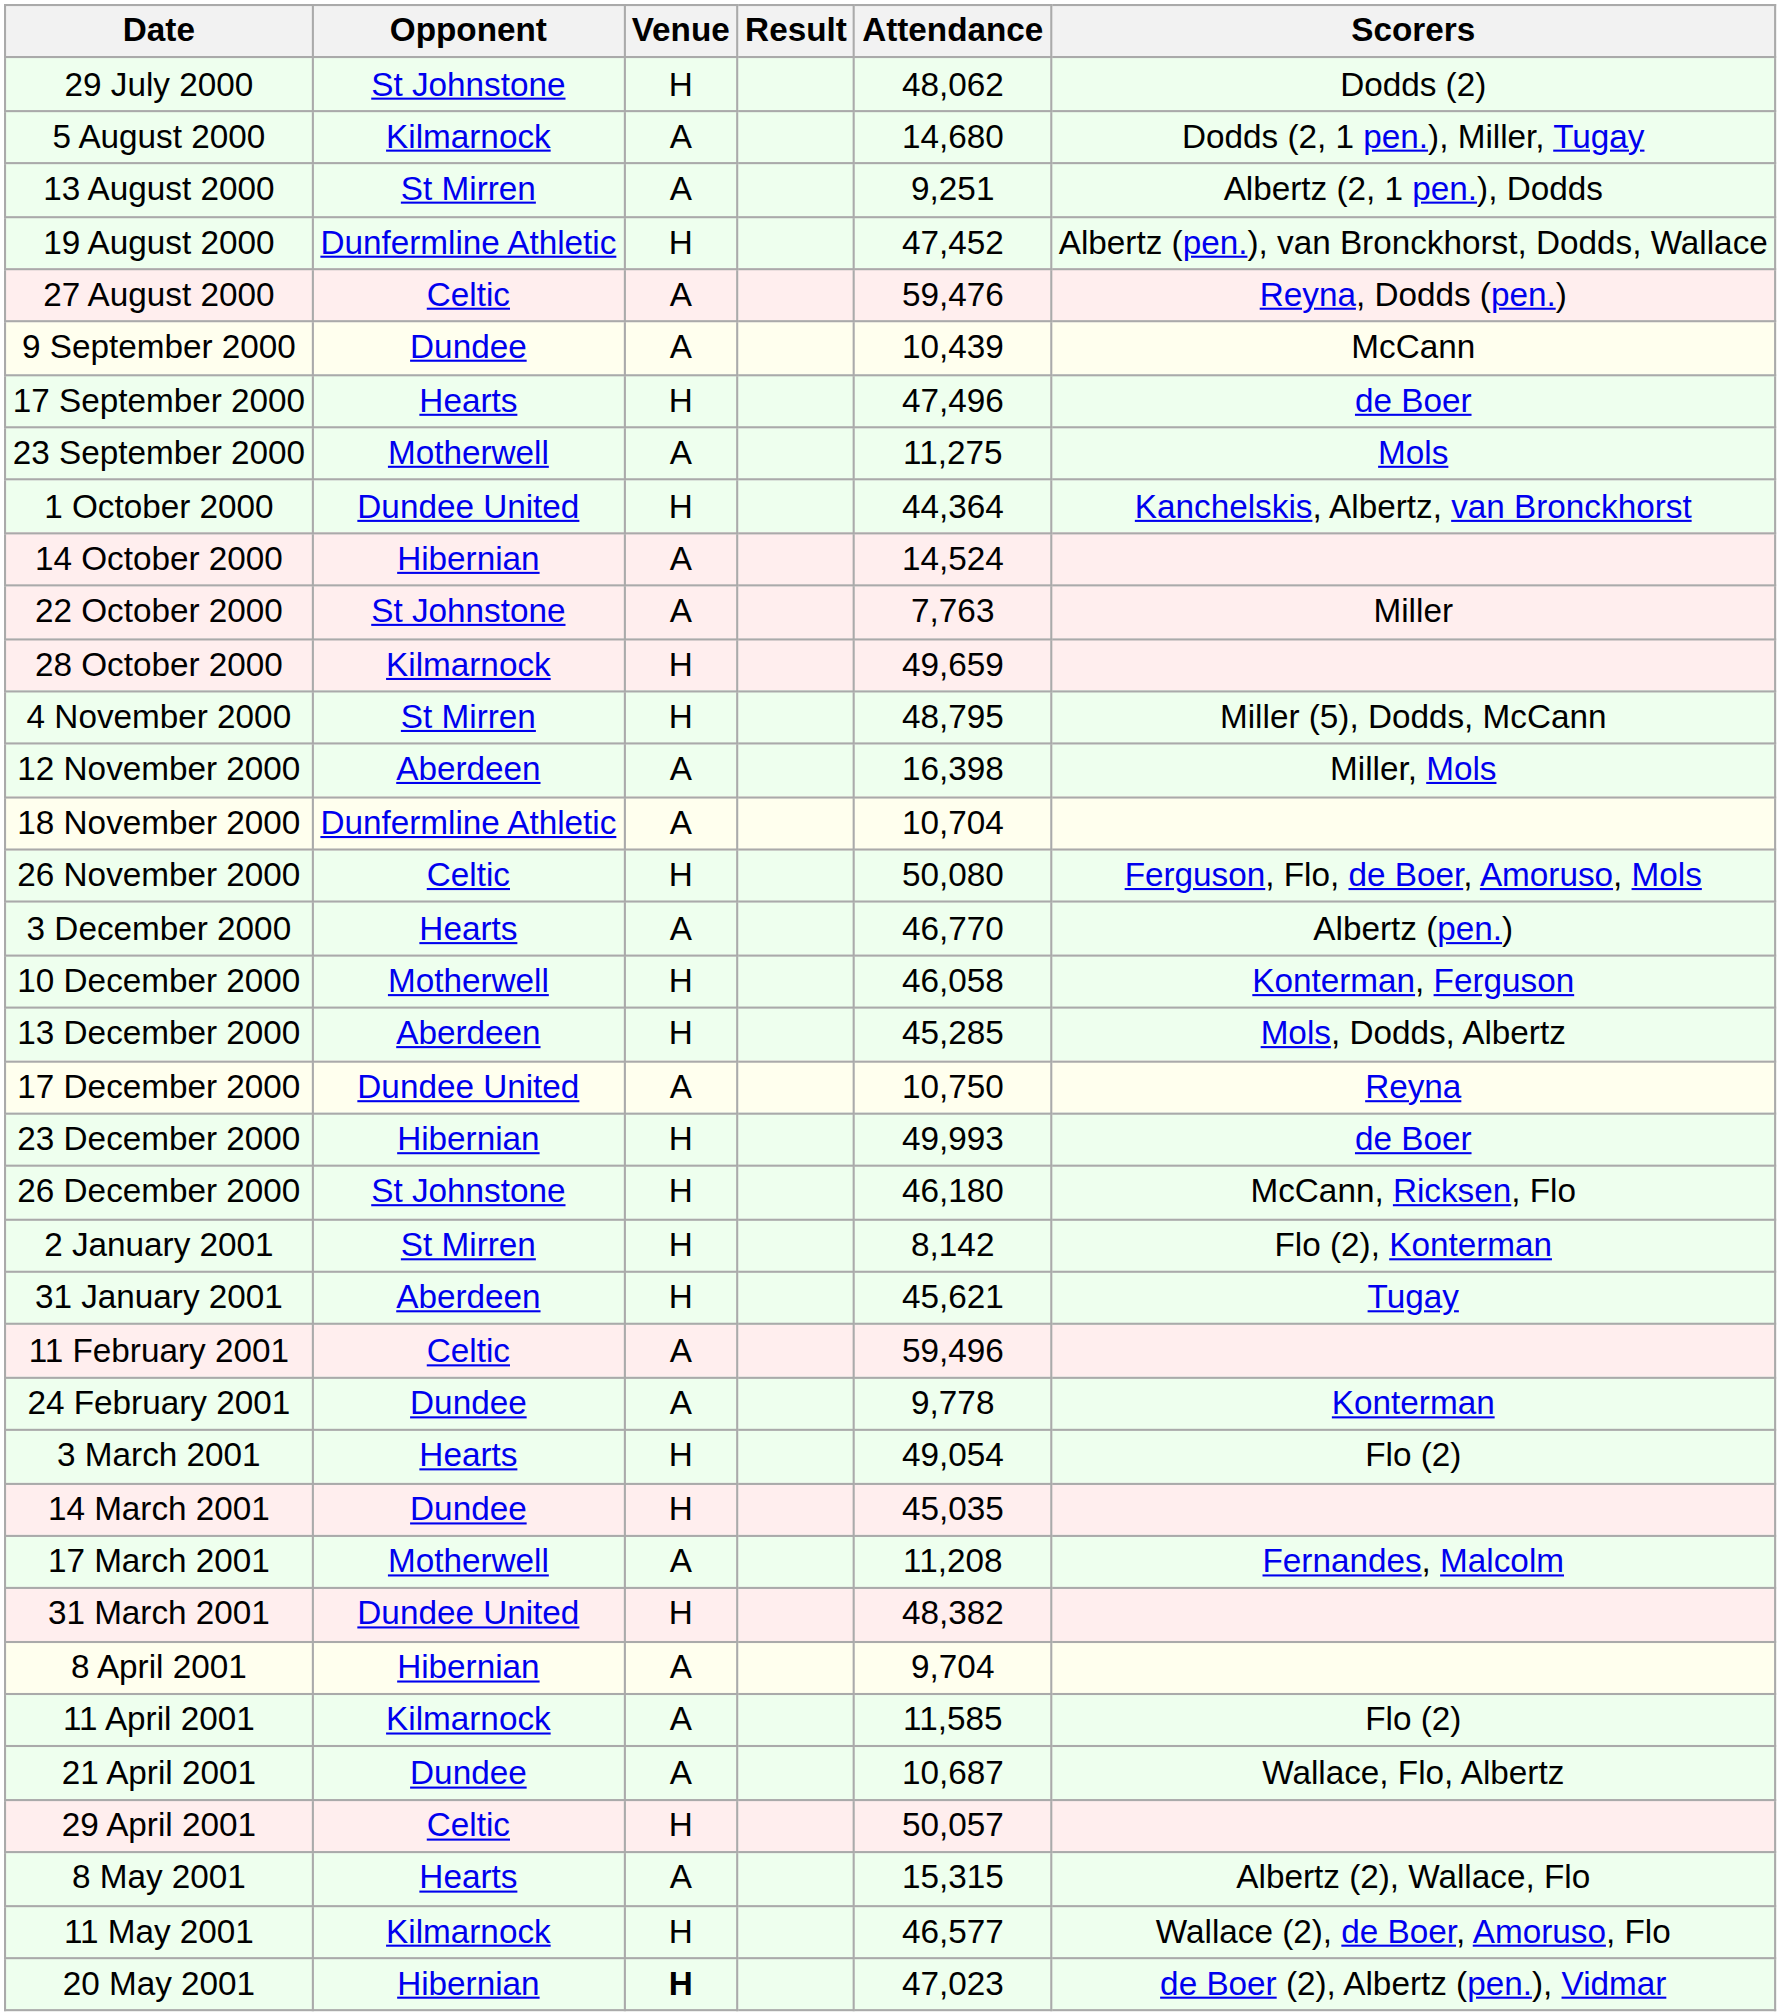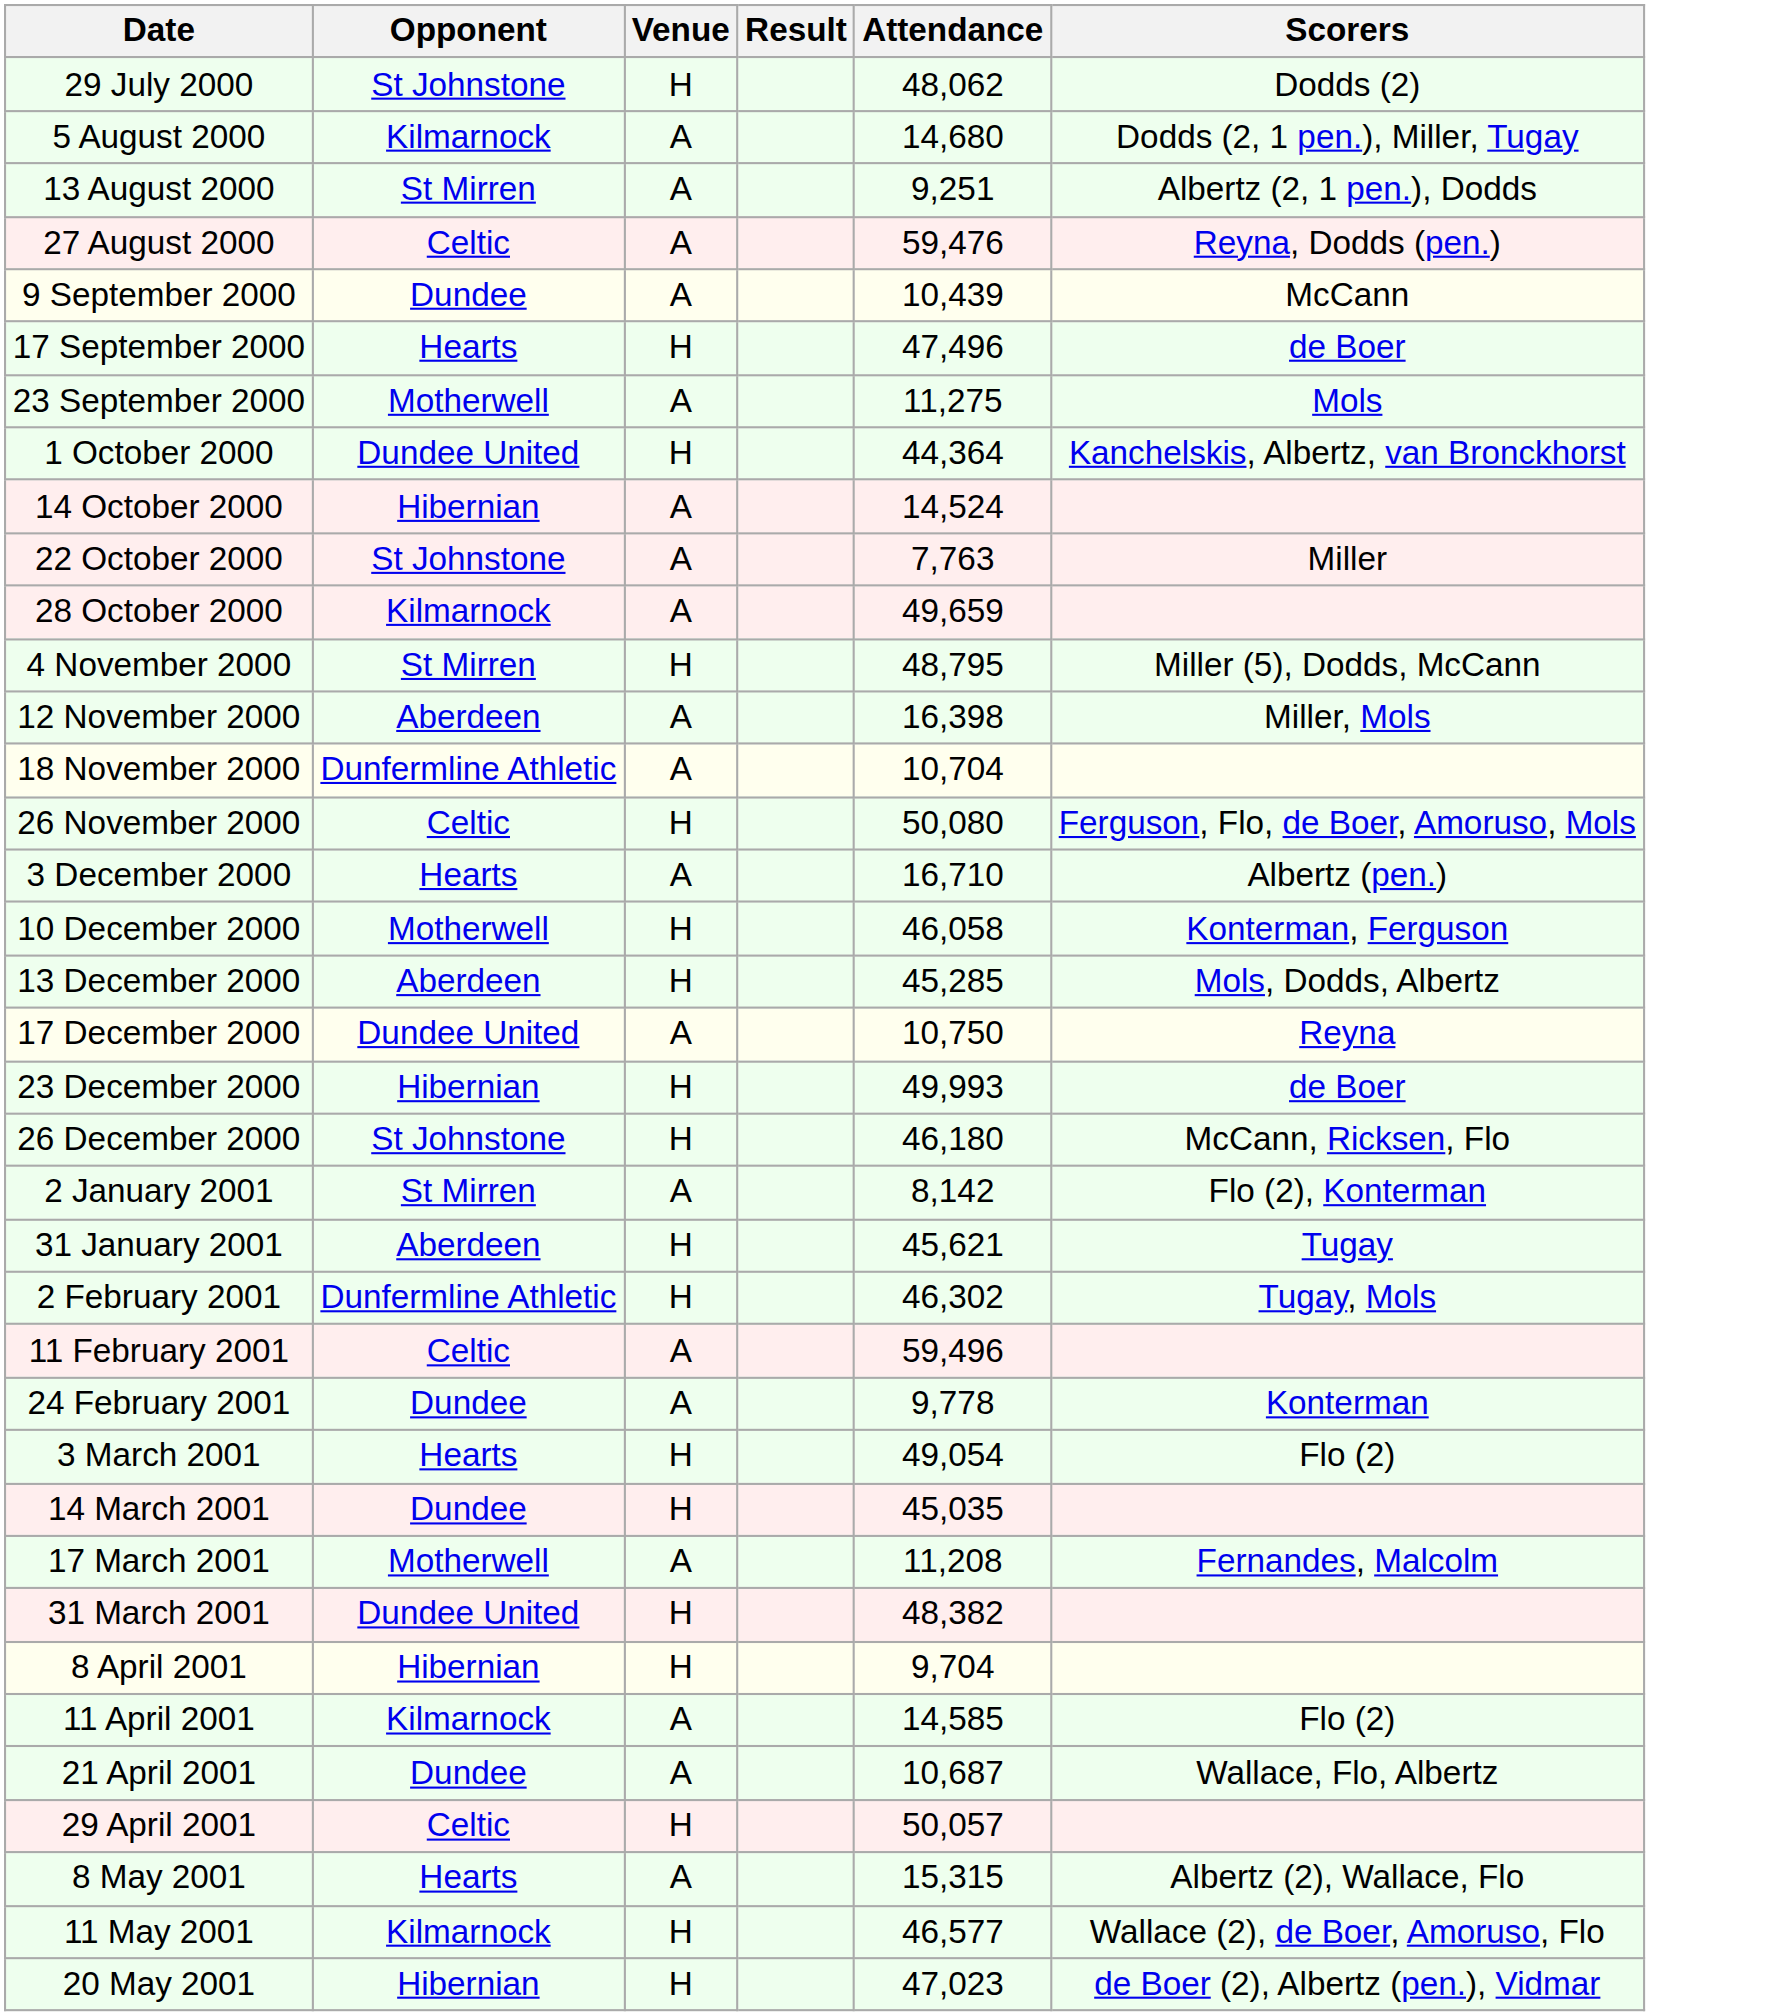- row: (159, 242)
(681, 664) H -> (681, 611) A
(953, 928) 46,770 -> (953, 875) 16,710
(681, 1244) H -> (681, 1192) A
+ row: (159, 1297)
(681, 1667) A -> (681, 1667) H
(953, 1719) 11,585 -> (953, 1719) 14,585
(681, 1983) bold -> (681, 1983) normal
